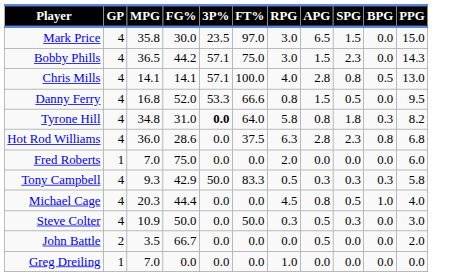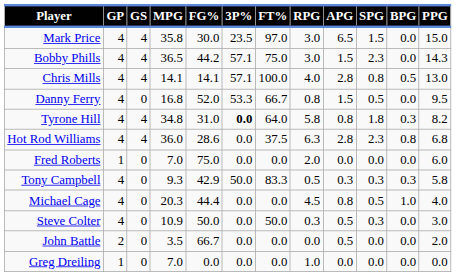+ column: (139, 16)
(253, 99) 66.6 -> (276, 99) 66.7
